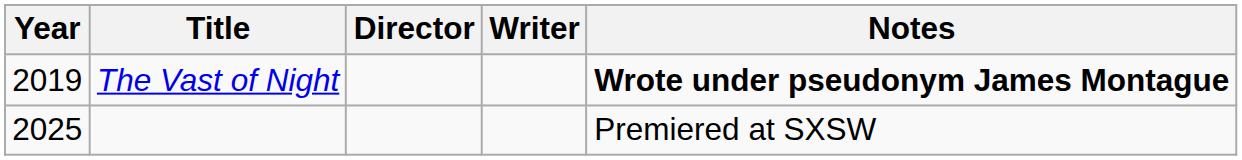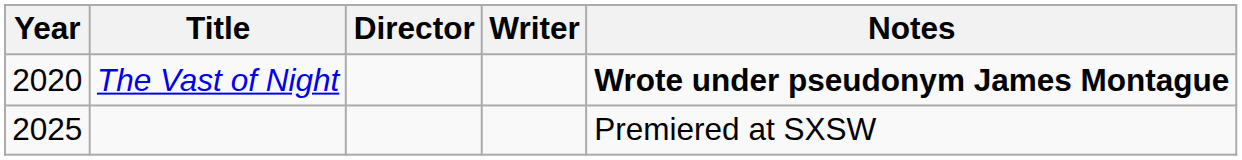(47, 79) 2019 -> (47, 79) 2020
